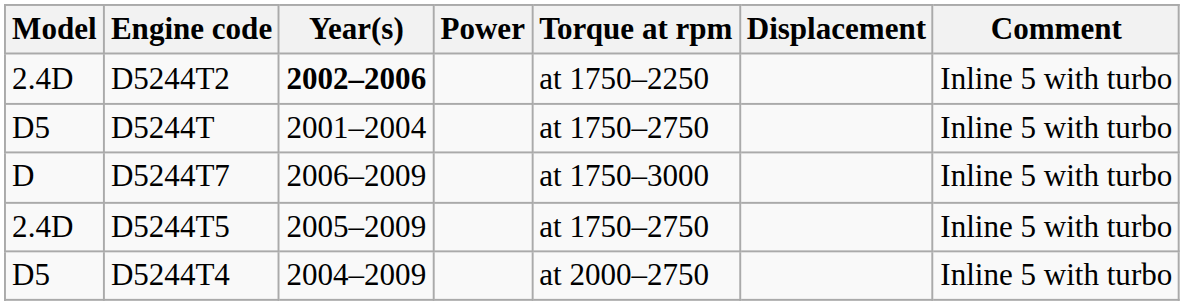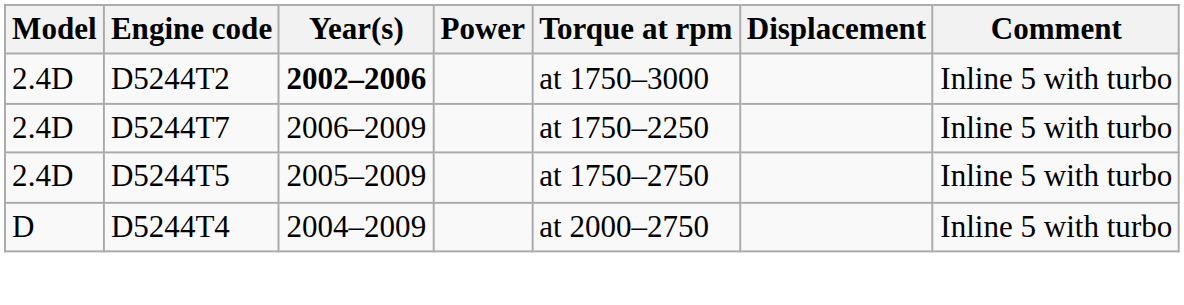(624, 78) at 1750–2250 -> (624, 78) at 1750–3000
- row: (163, 127)
(23, 176) D -> (43, 127) 2.4D
(624, 176) at 1750–3000 -> (624, 127) at 1750–2250
(31, 275) D5 -> (23, 226) D
